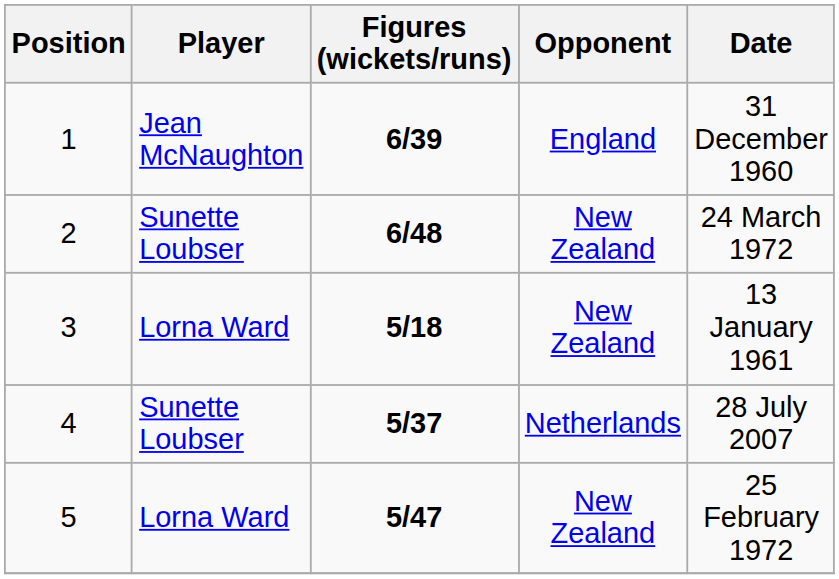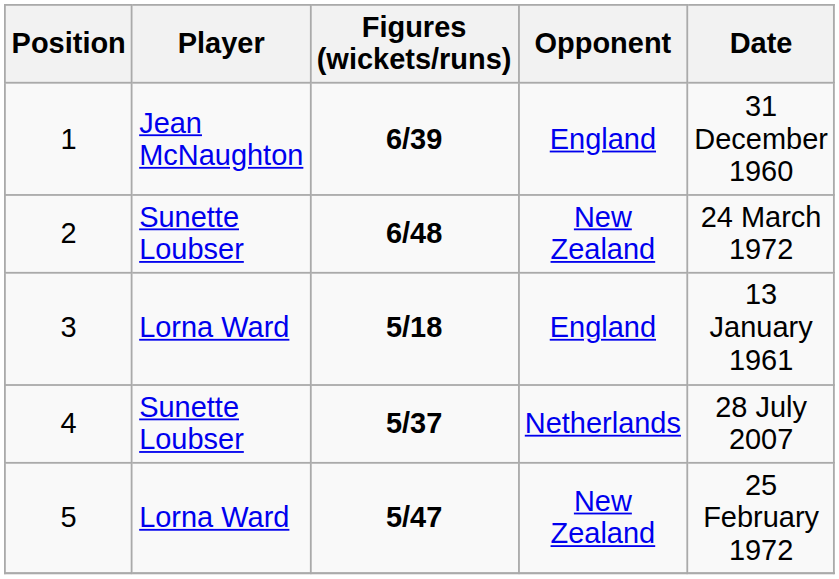(603, 328) New Zealand -> (603, 328) England
